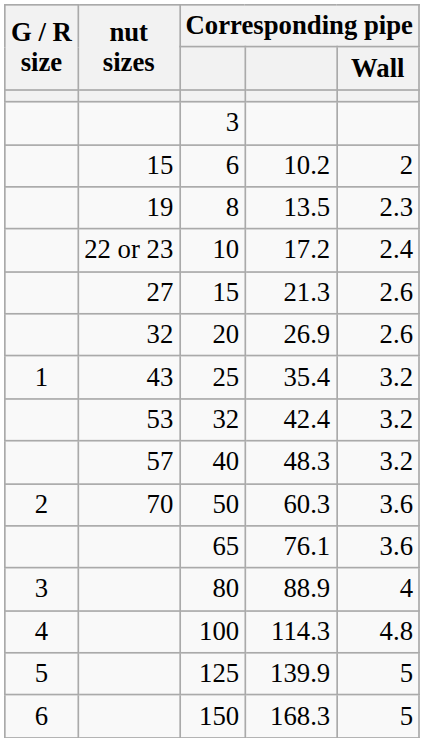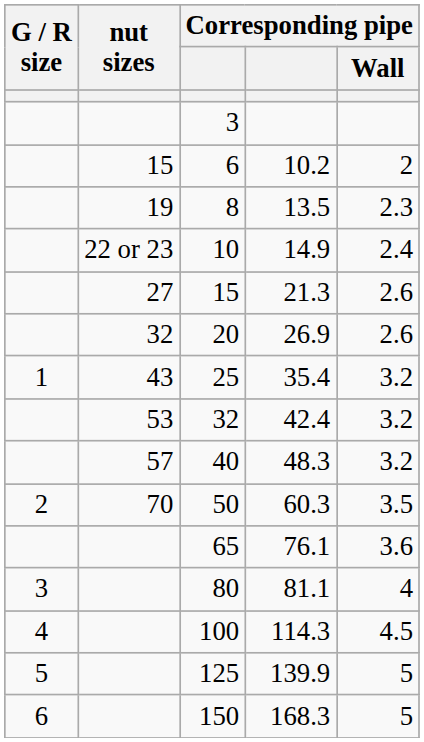(307, 249) 17.2 -> (307, 249) 14.9
(396, 504) 3.6 -> (396, 504) 3.5
(307, 588) 88.9 -> (307, 588) 81.1
(396, 631) 4.8 -> (396, 631) 4.5
